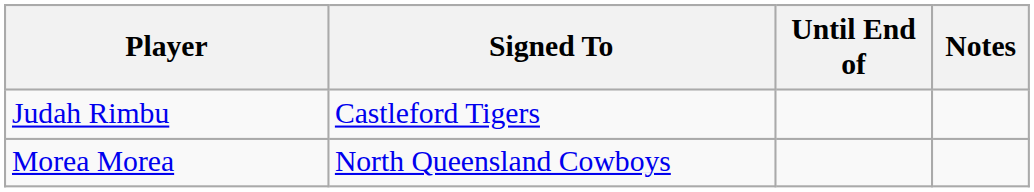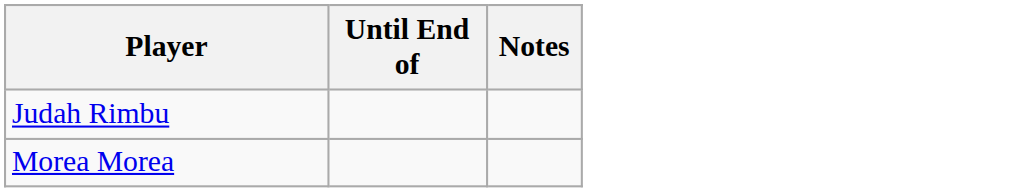- column: (551, 46)
